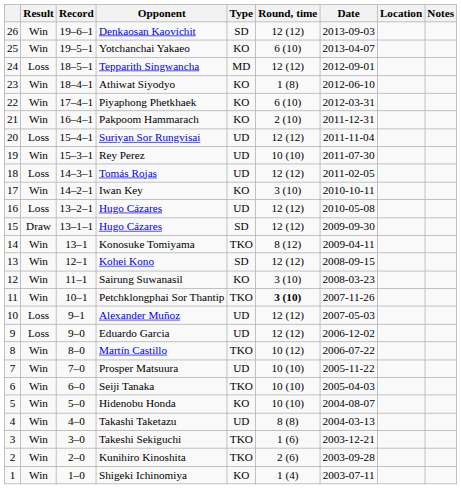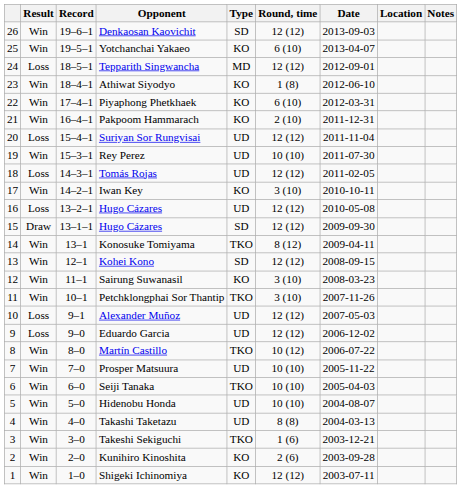(288, 297) bold -> (288, 297) normal
(241, 404) KO -> (241, 404) UD
(241, 457) TKO -> (241, 457) KO
(288, 475) 1 (4) -> (288, 475) 12 (12)
